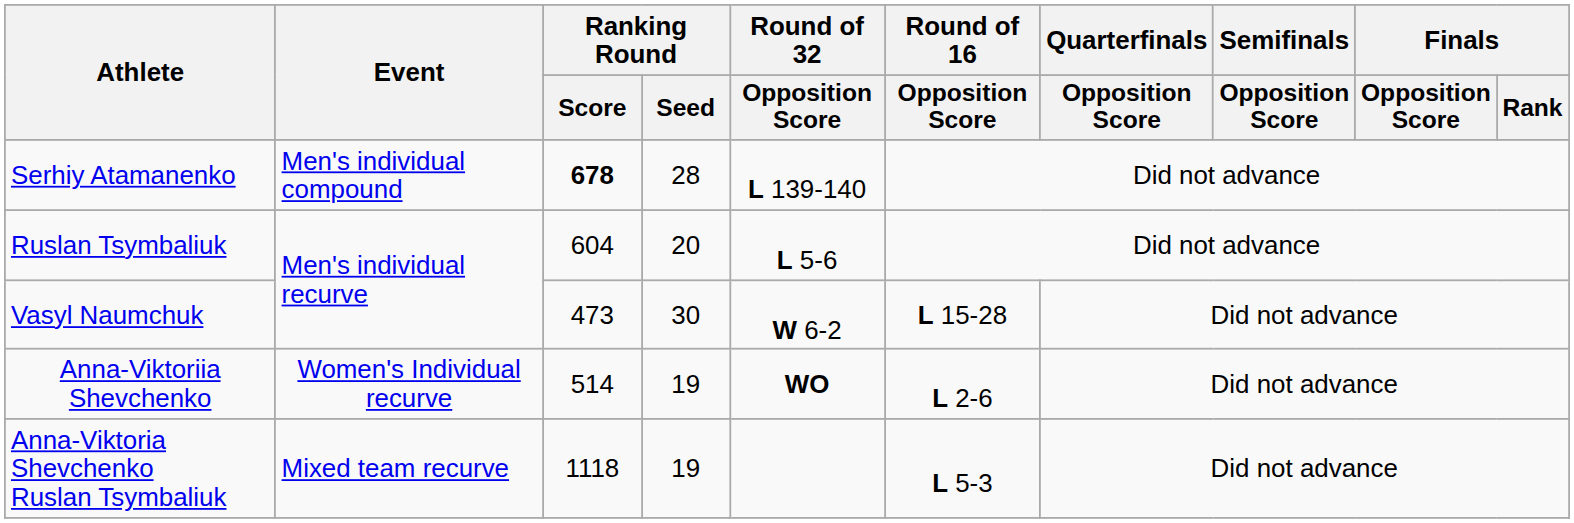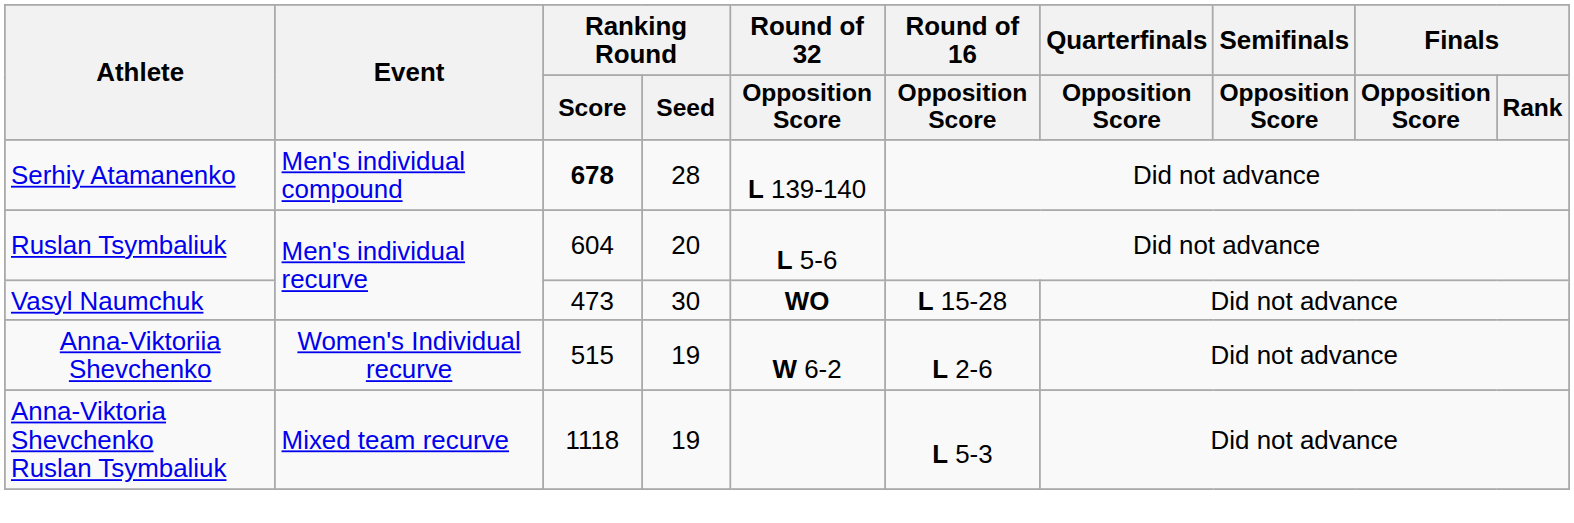(807, 329) W 6-2 -> (807, 301) WO
(592, 385) 514 -> (592, 356) 515
(807, 385) WO -> (807, 370) W 6-2
